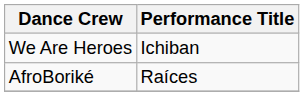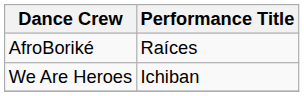rows swapped: (51, 76) <-> (70, 47)
